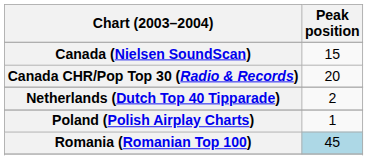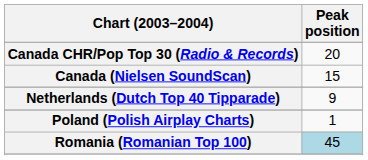rows swapped: (153, 76) <-> (153, 53)
(332, 98) 2 -> (332, 98) 9
